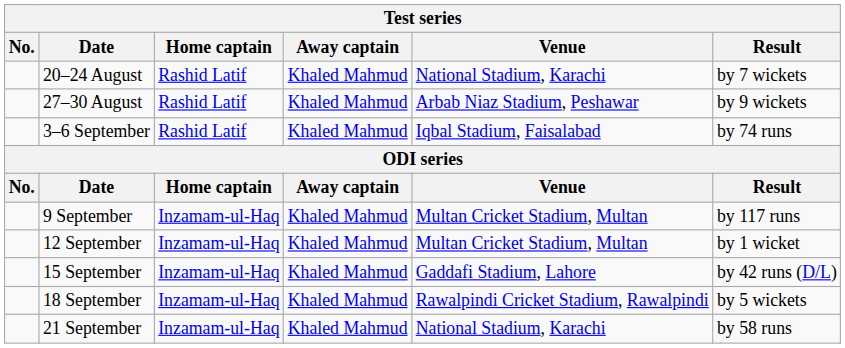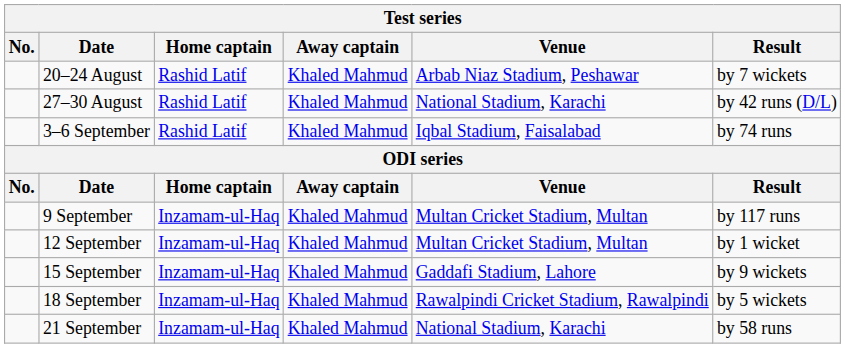(511, 74) National Stadium, Karachi -> (527, 74) Arbab Niaz Stadium, Peshawar
(527, 103) Arbab Niaz Stadium, Peshawar -> (511, 103) National Stadium, Karachi
(762, 103) by 9 wickets -> (777, 103) by 42 runs (D/L)
(777, 272) by 42 runs (D/L) -> (762, 272) by 9 wickets
